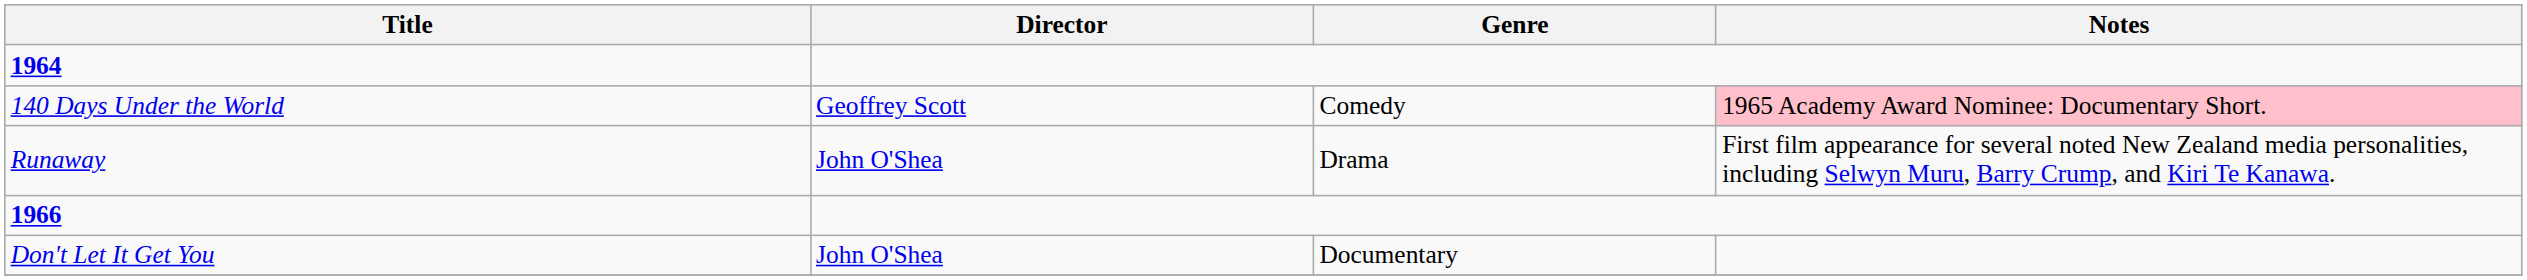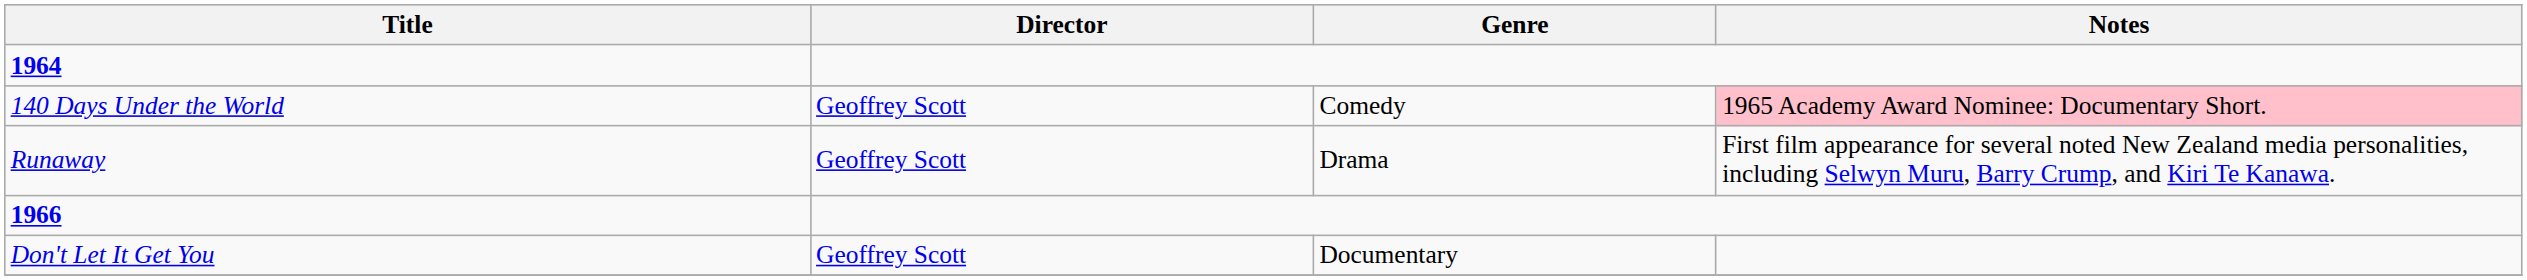(879, 160) John O'Shea -> (891, 160) Geoffrey Scott
(879, 255) John O'Shea -> (891, 255) Geoffrey Scott
